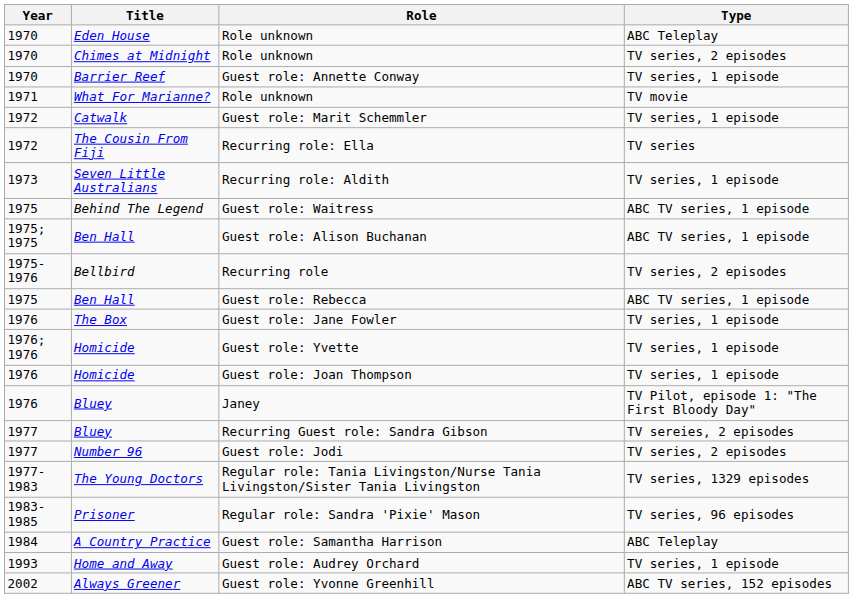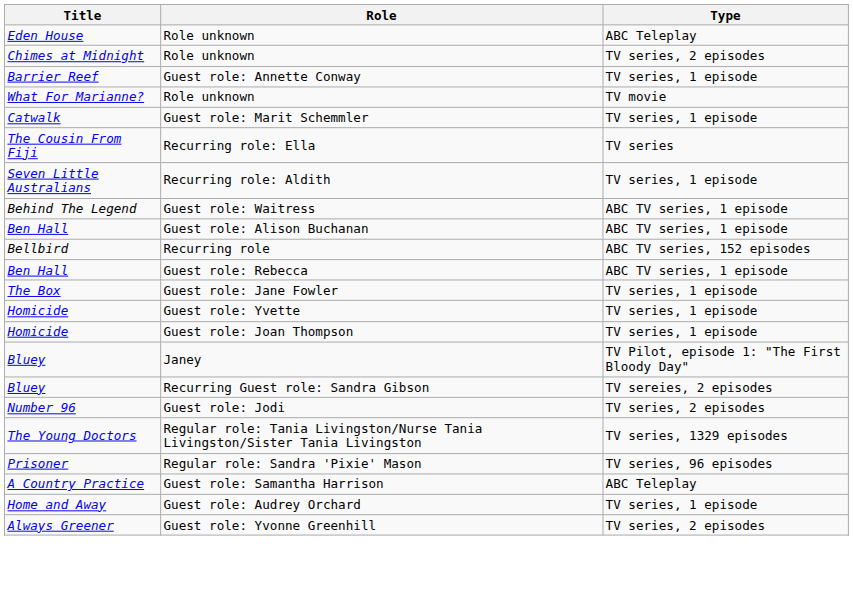- column: (38, 15)
(707, 271) TV series, 2 episodes -> (708, 249) ABC TV series, 152 episodes
(730, 583) ABC TV series, 152 episodes -> (685, 525) TV series, 2 episodes
